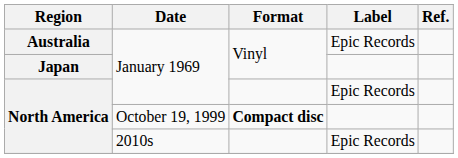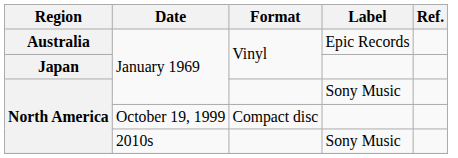(373, 91) Epic Records -> (363, 91) Sony Music
(278, 116) bold -> (275, 116) normal
(373, 141) Epic Records -> (363, 141) Sony Music
